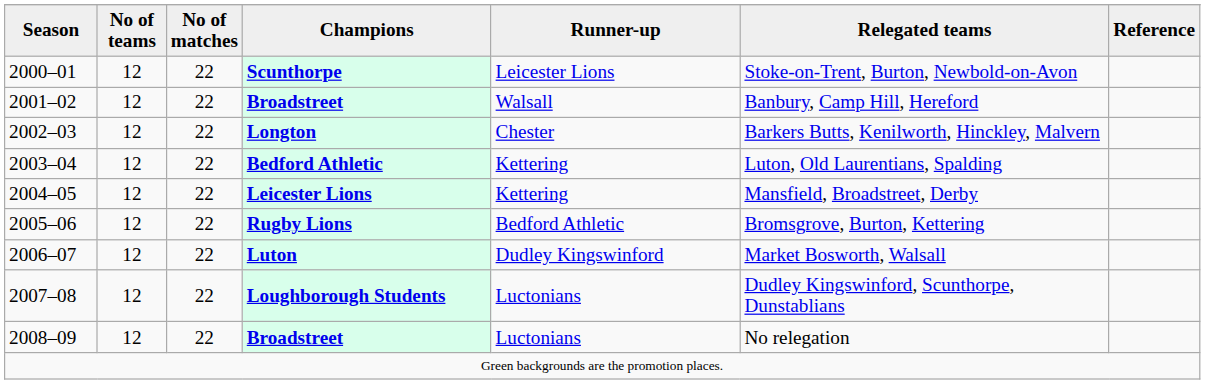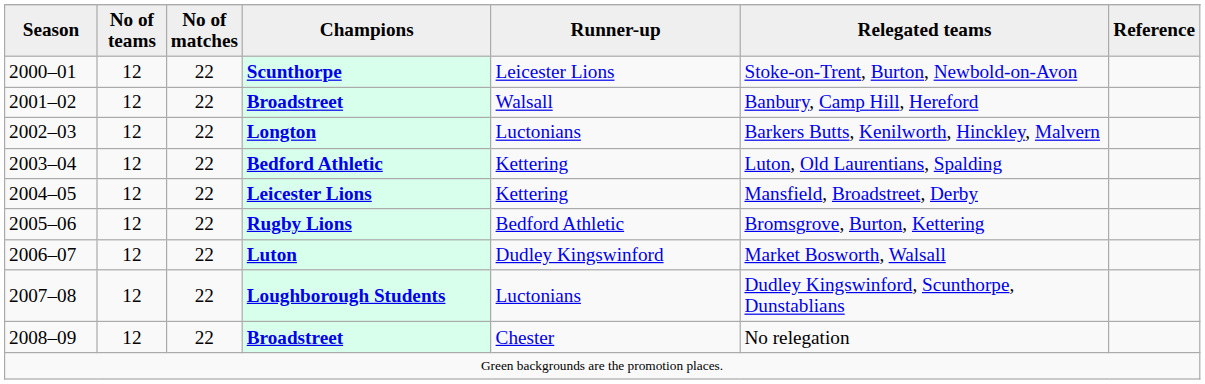(525, 132) Chester -> (538, 132) Luctonians
(538, 336) Luctonians -> (525, 336) Chester
